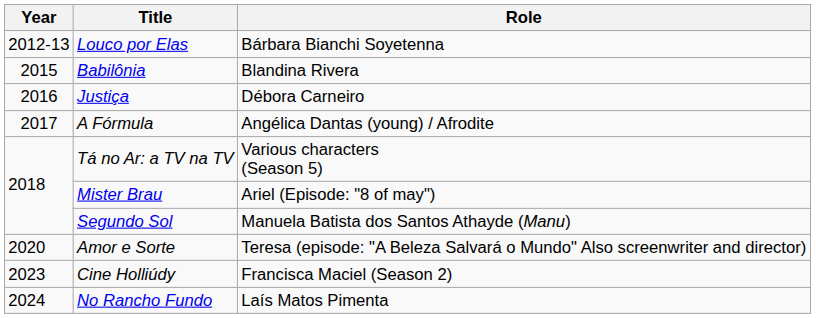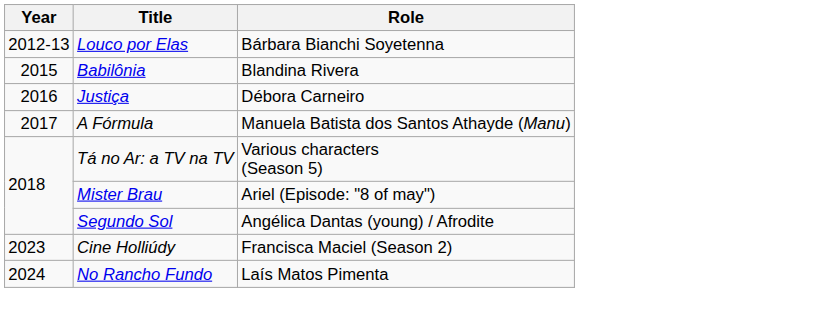(368, 123) Angélica Dantas (young) / Afrodite -> (406, 123) Manuela Batista dos Santos Athayde (Manu)
(406, 221) Manuela Batista dos Santos Athayde (Manu) -> (368, 221) Angélica Dantas (young) / Afrodite
- row: (126, 247)
